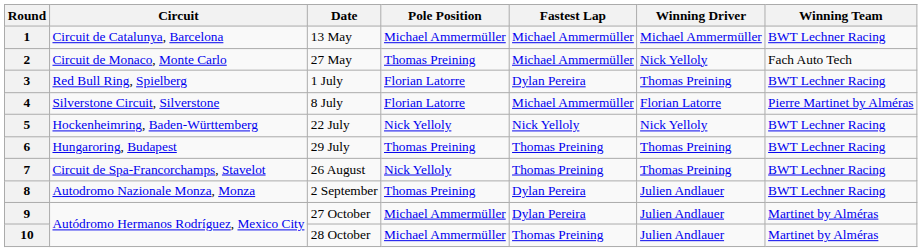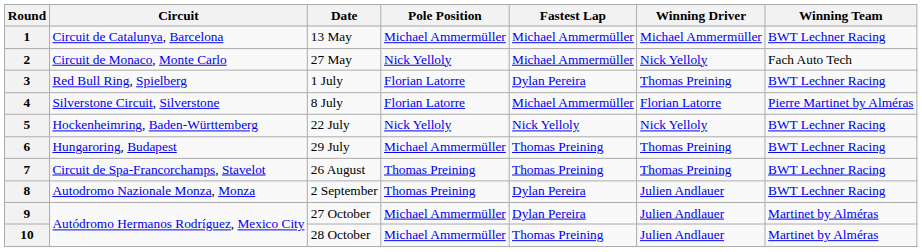(430, 59) Thomas Preining -> (418, 59) Nick Yelloly
(430, 147) Thomas Preining -> (445, 147) Michael Ammermüller
(418, 169) Nick Yelloly -> (430, 169) Thomas Preining
